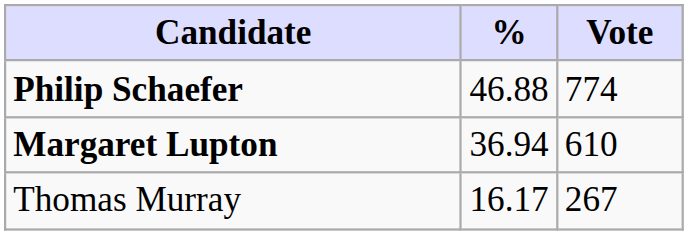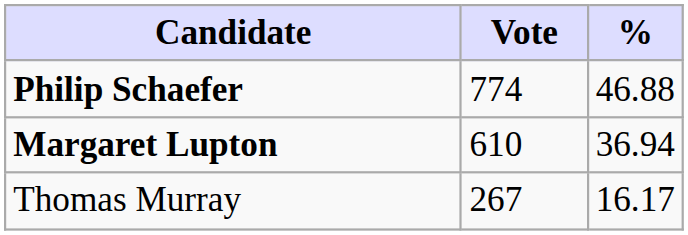columns swapped: (620, 32) <-> (509, 32)
